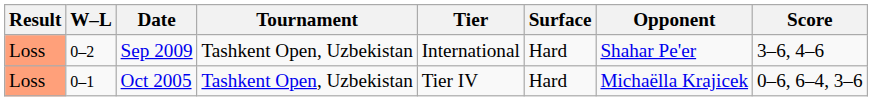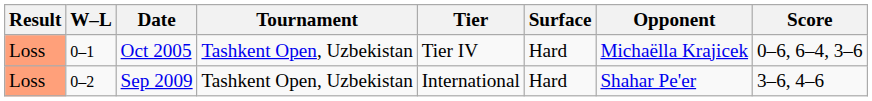rows swapped: (156, 80) <-> (157, 50)
